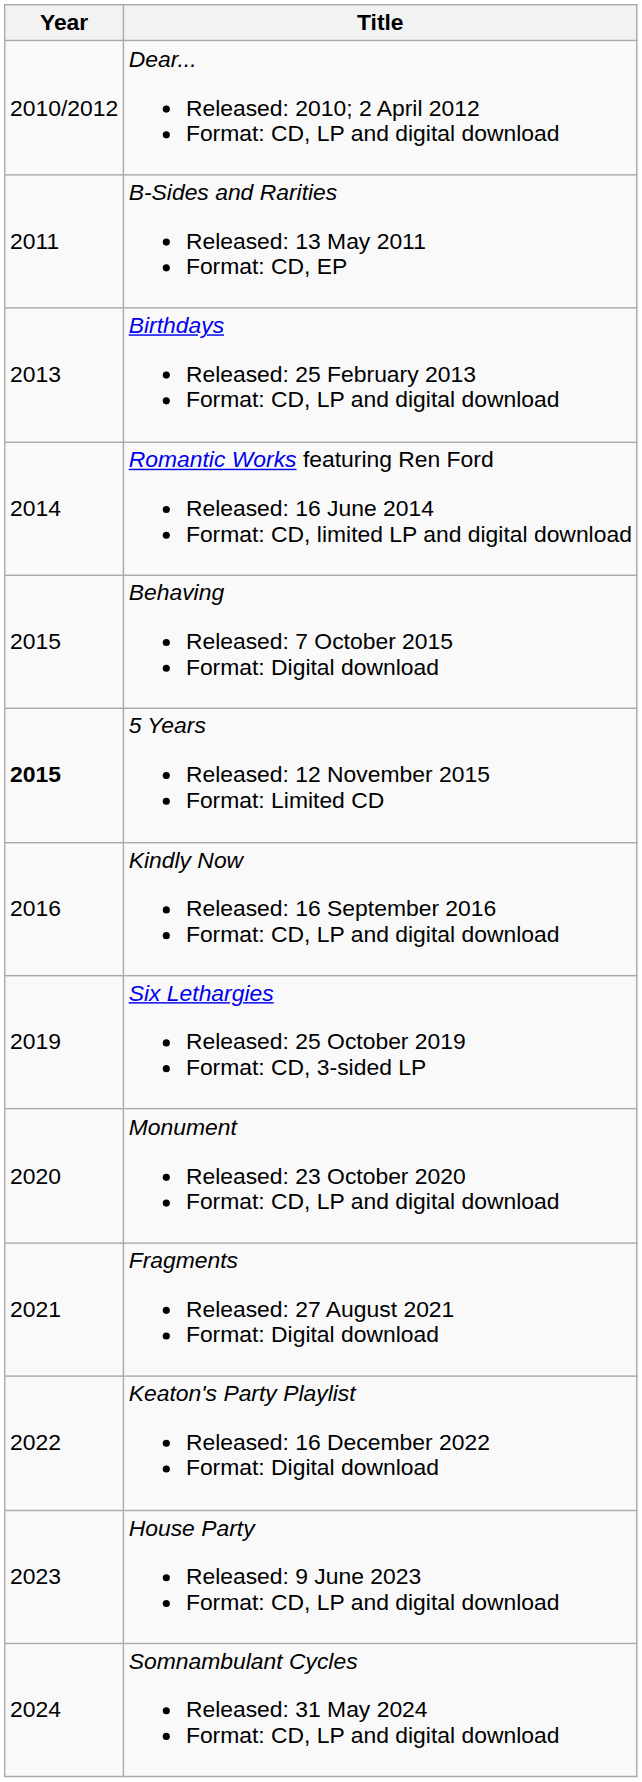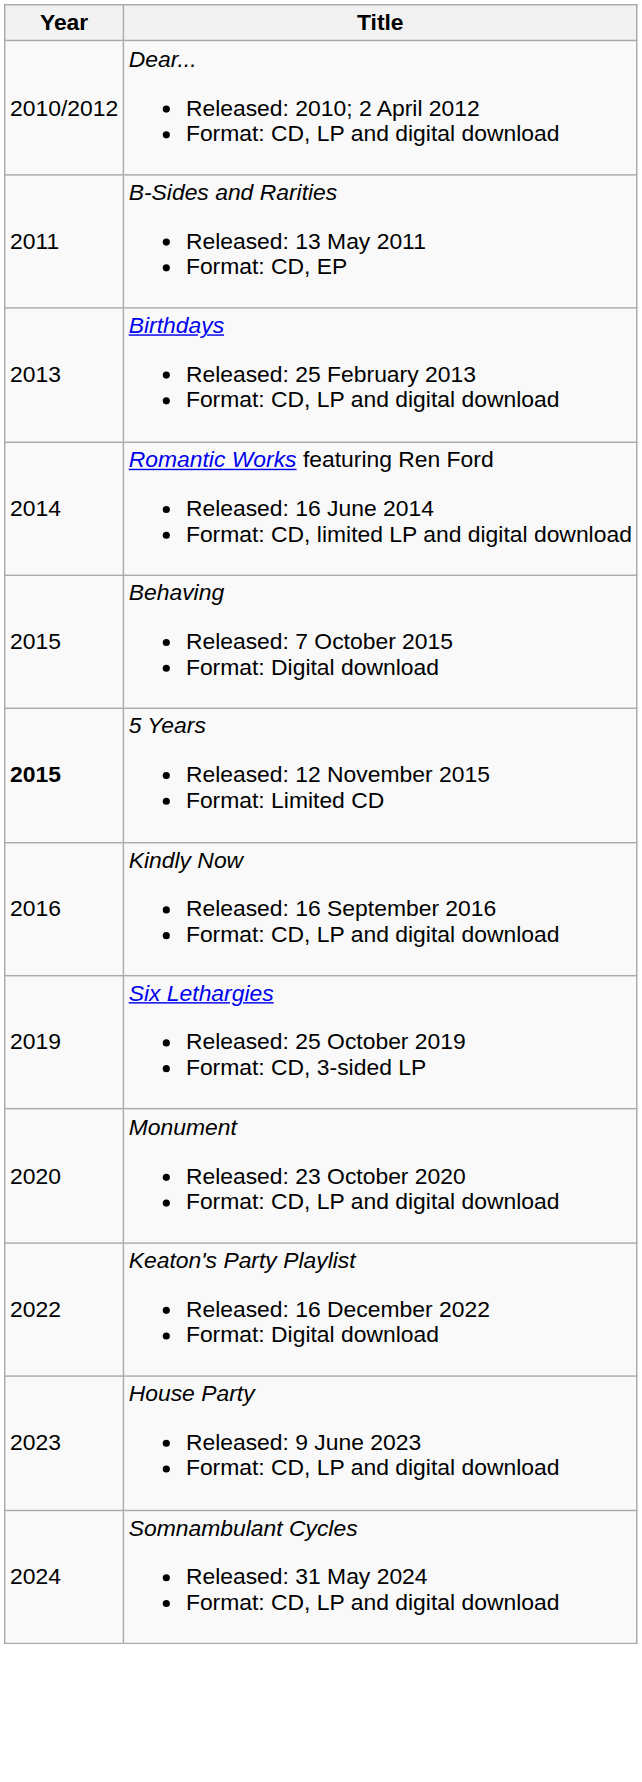- row: (380, 1298)
